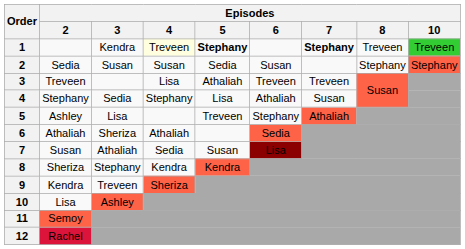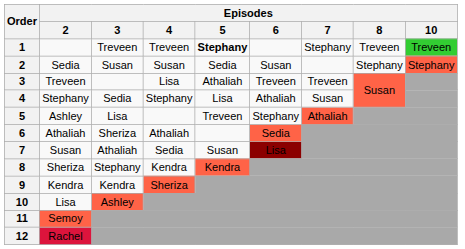(117, 47) Kendra -> (117, 47) Treveen
(169, 47) lightyellow background -> (169, 47) no background
(329, 47) bold -> (328, 47) normal
(117, 184) Treveen -> (117, 184) Kendra
